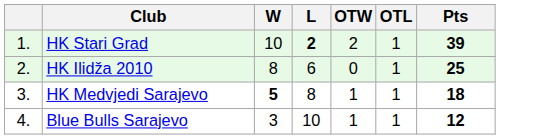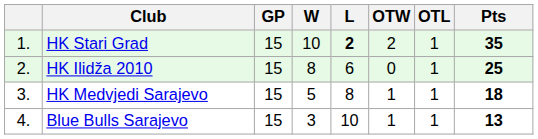+ column: (273, 17)
(456, 43) 39 -> (494, 43) 35
(273, 95) bold -> (311, 95) normal
(456, 120) 12 -> (494, 120) 13
